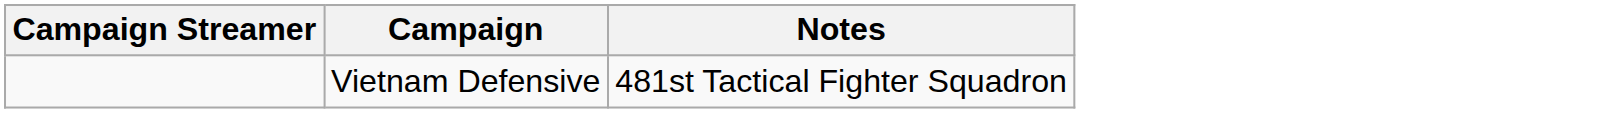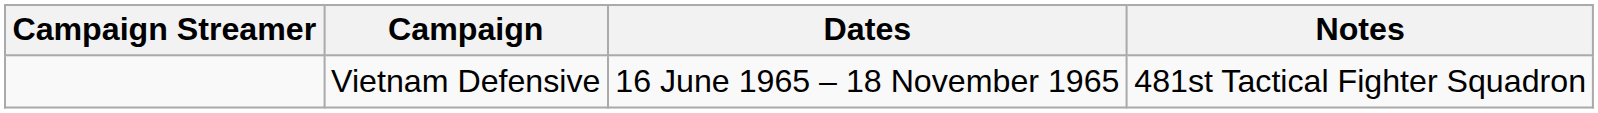+ column: (867, 30)
